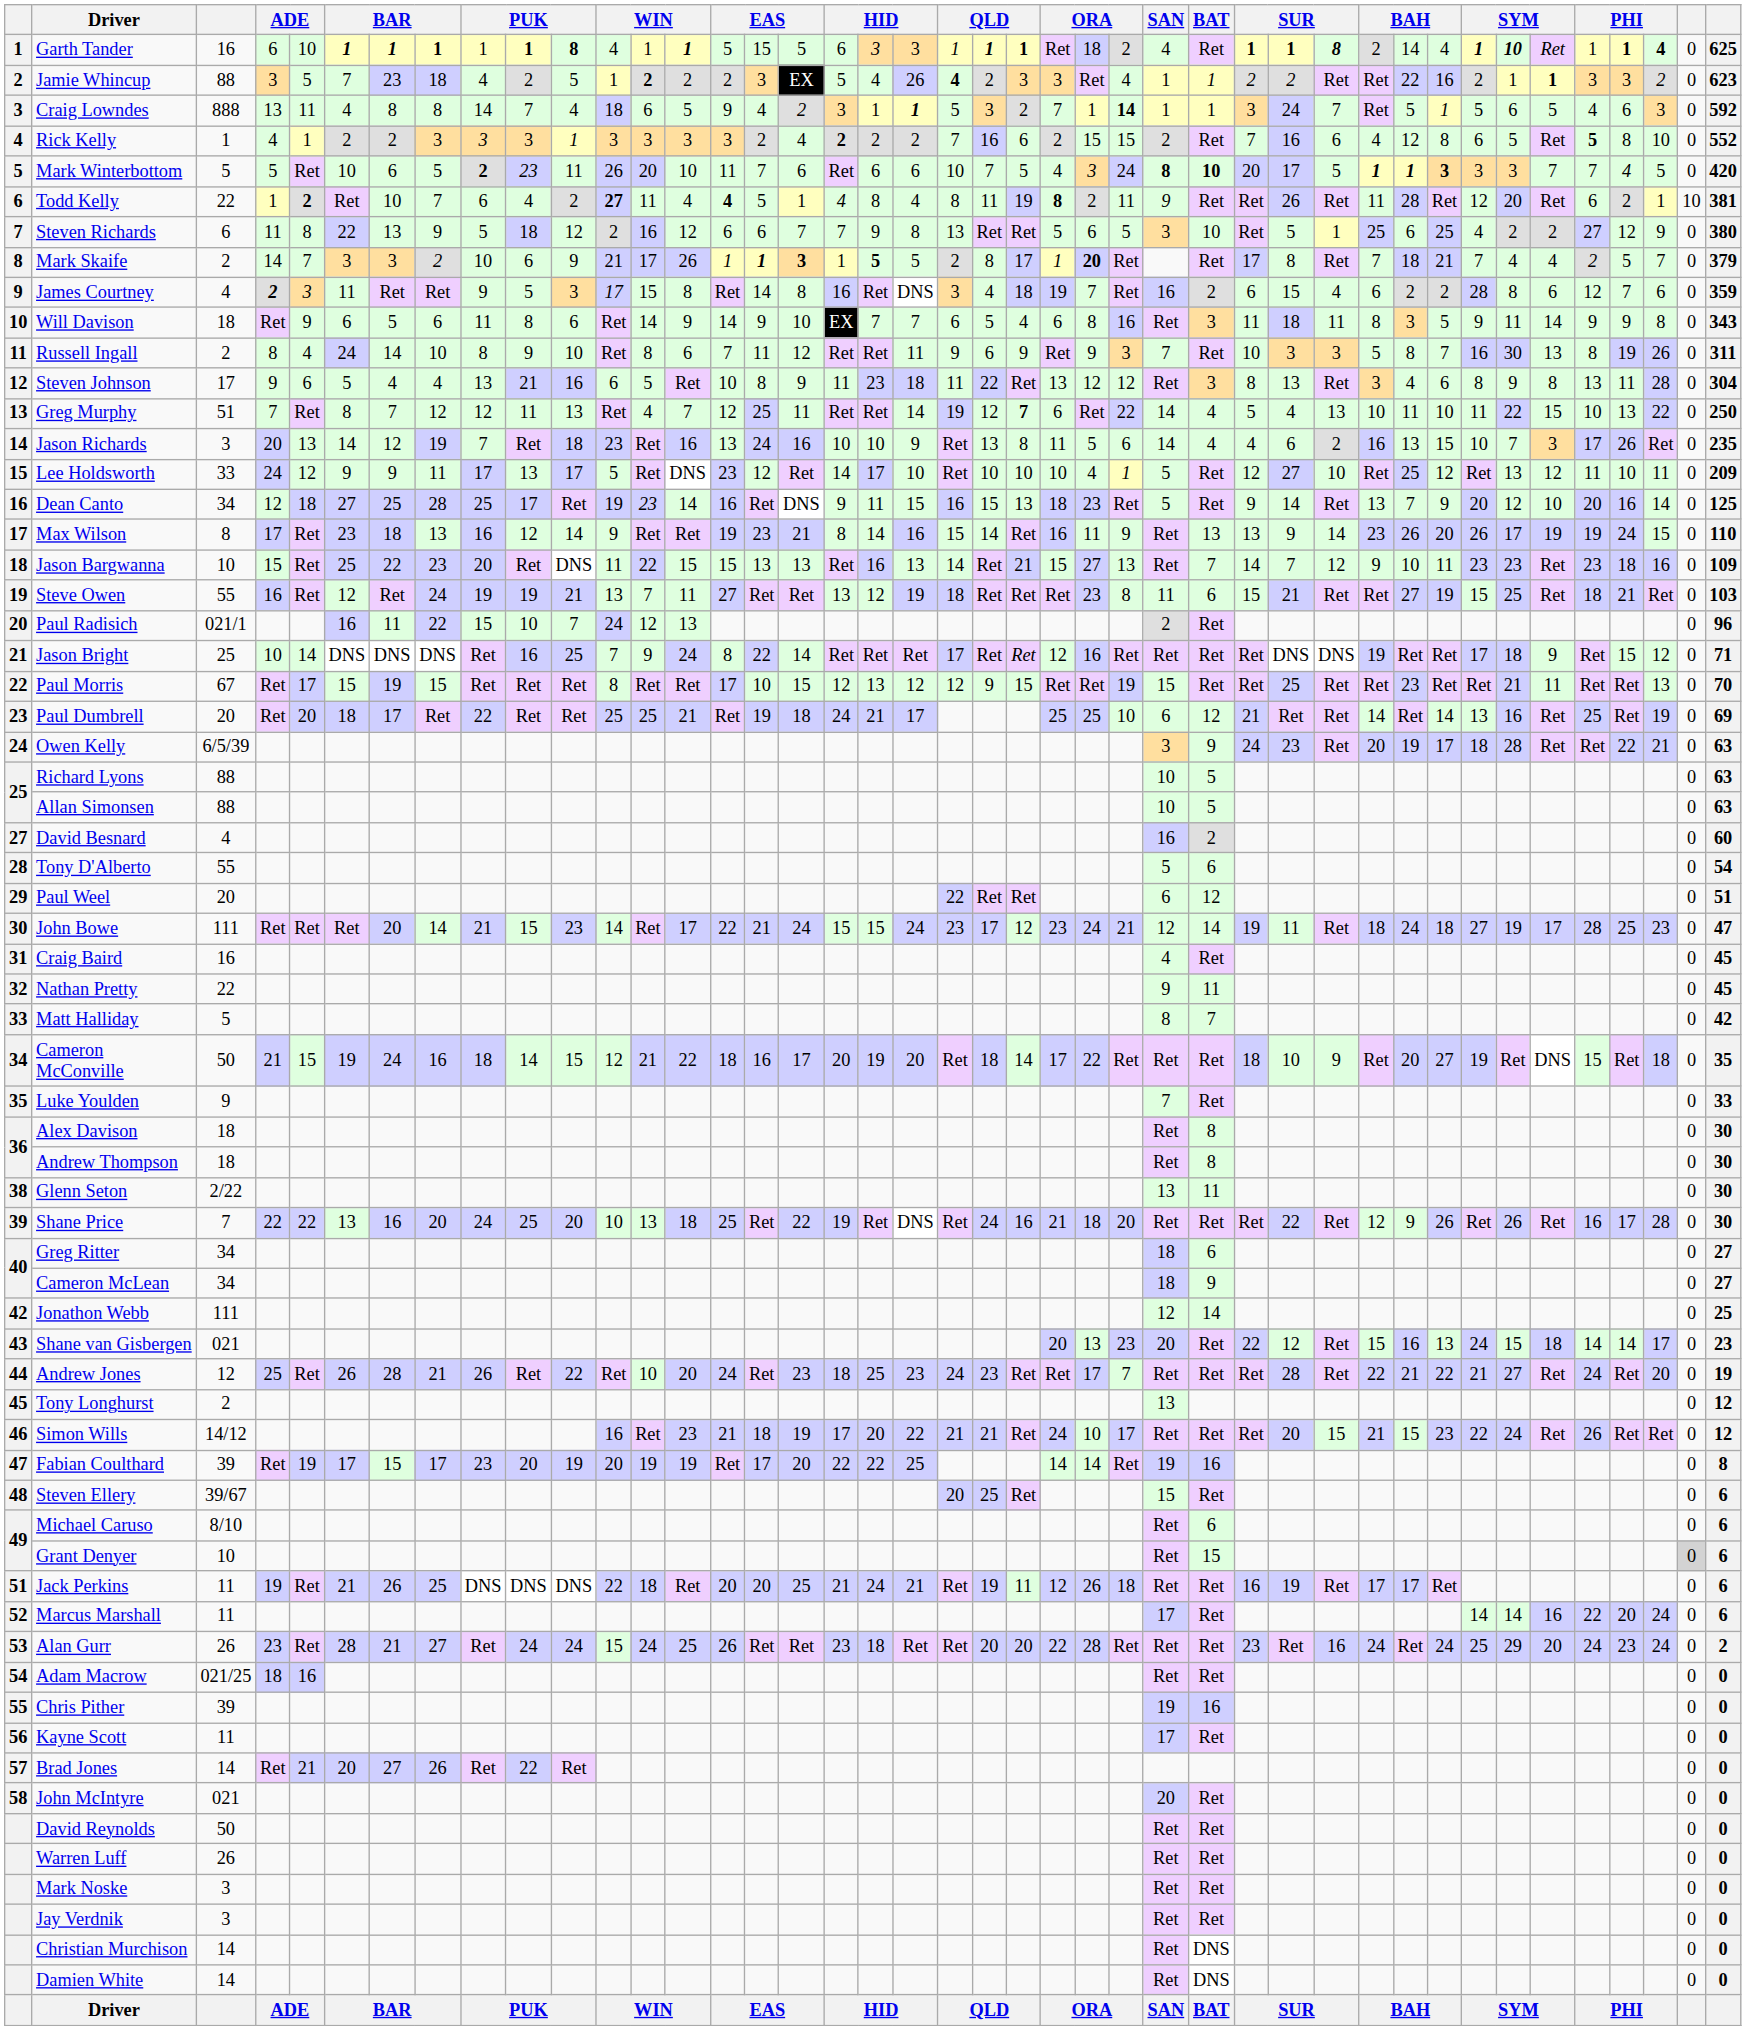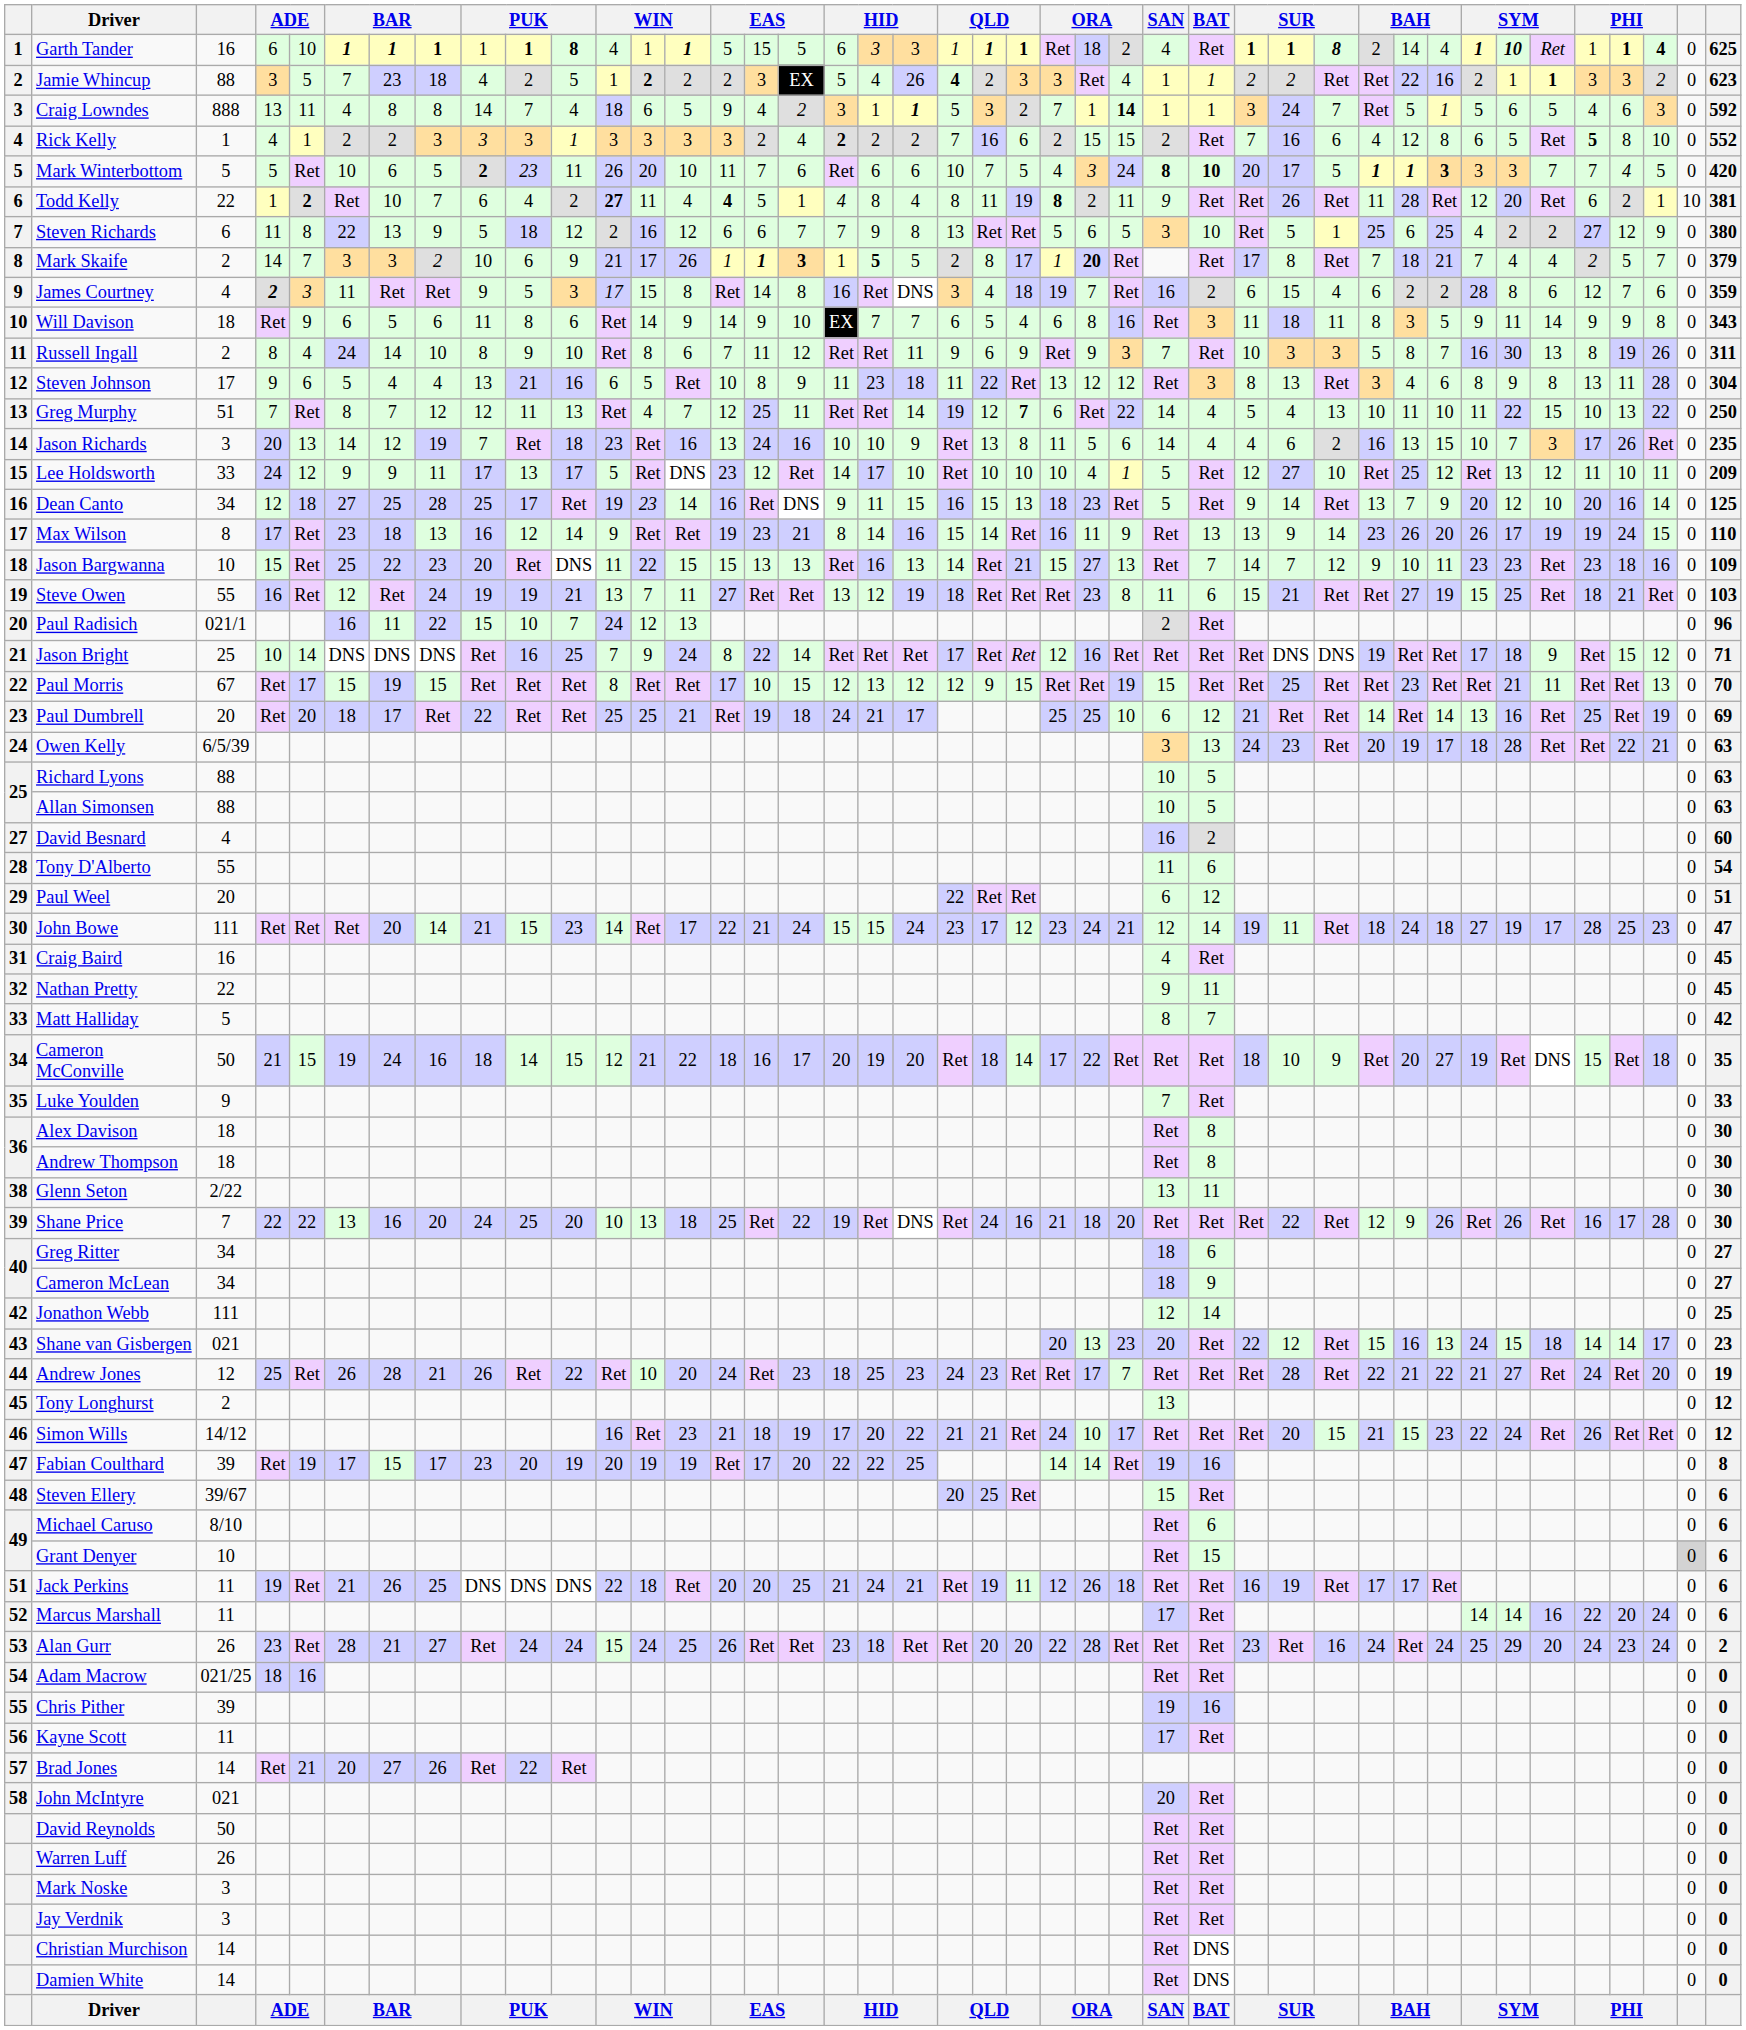(1211, 746) 9 -> (1211, 746) 13
(1166, 867) 5 -> (1166, 867) 11
